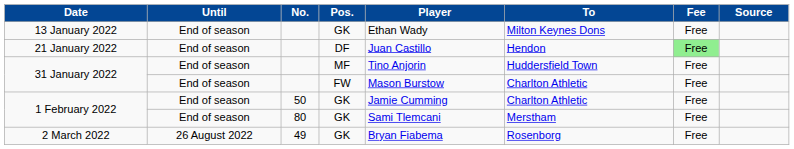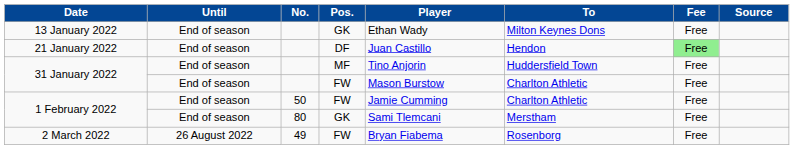(342, 100) GK -> (342, 100) FW
(342, 135) GK -> (342, 135) FW
